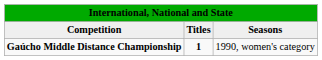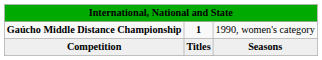rows swapped: (94, 30) <-> (94, 47)
